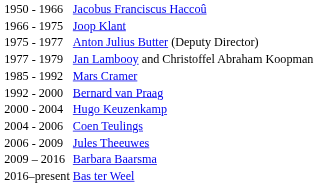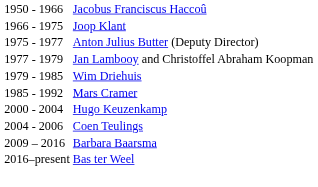+ row: (107, 76)
- row: (118, 92)
- row: (111, 142)
